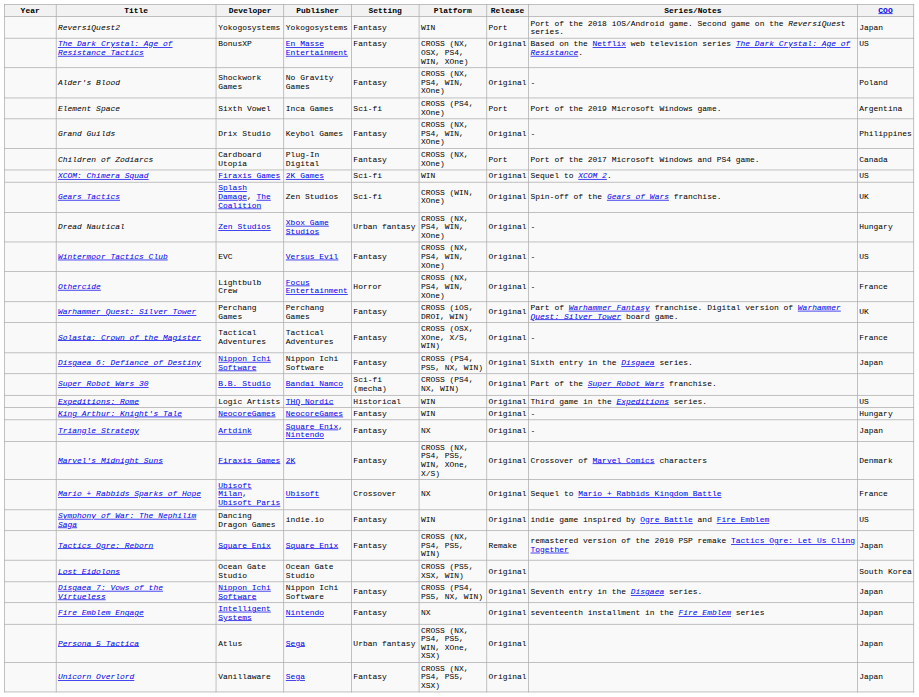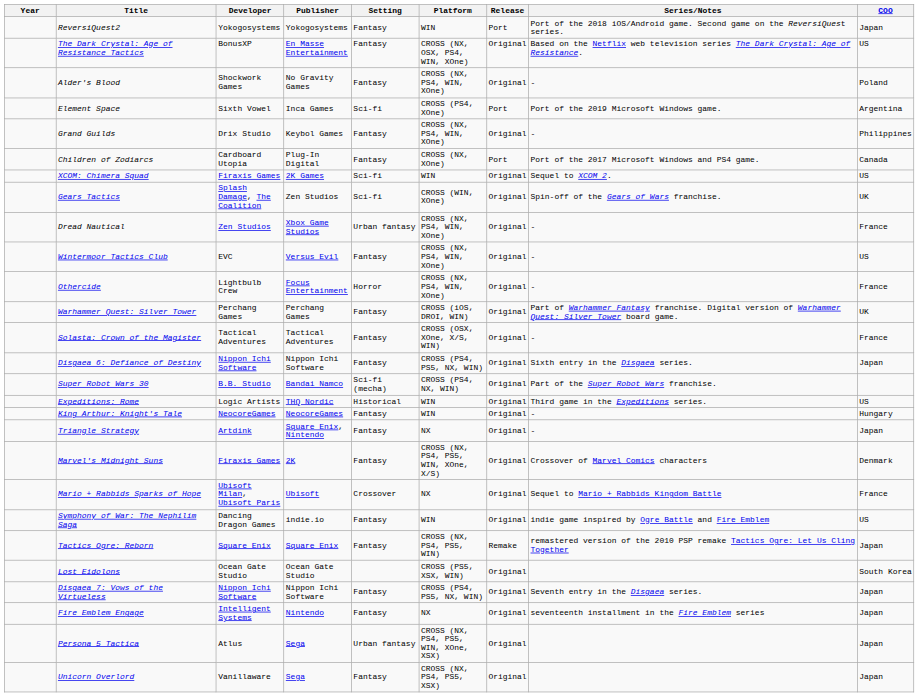(876, 227) Hungary -> (874, 227) France
